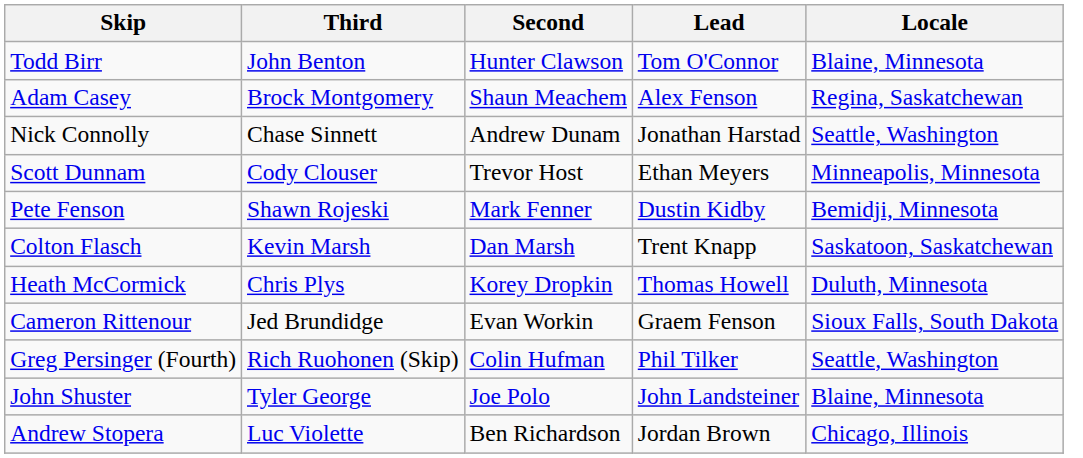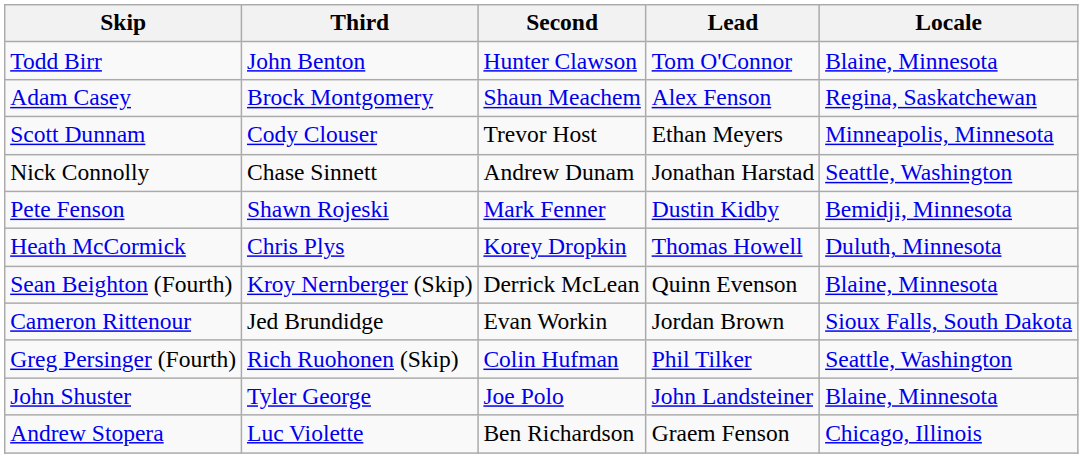rows swapped: (80, 135) <-> (78, 172)
- row: (76, 246)
+ row: (121, 284)
(707, 321) Graem Fenson -> (718, 321) Jordan Brown
(704, 433) Jordan Brown -> (721, 433) Graem Fenson
